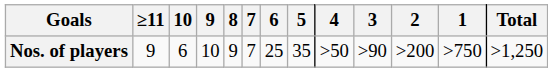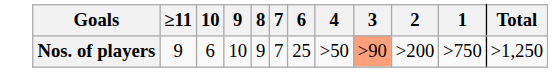- column: (302, 20)
(372, 51) no background -> (372, 51) lightsalmon background
